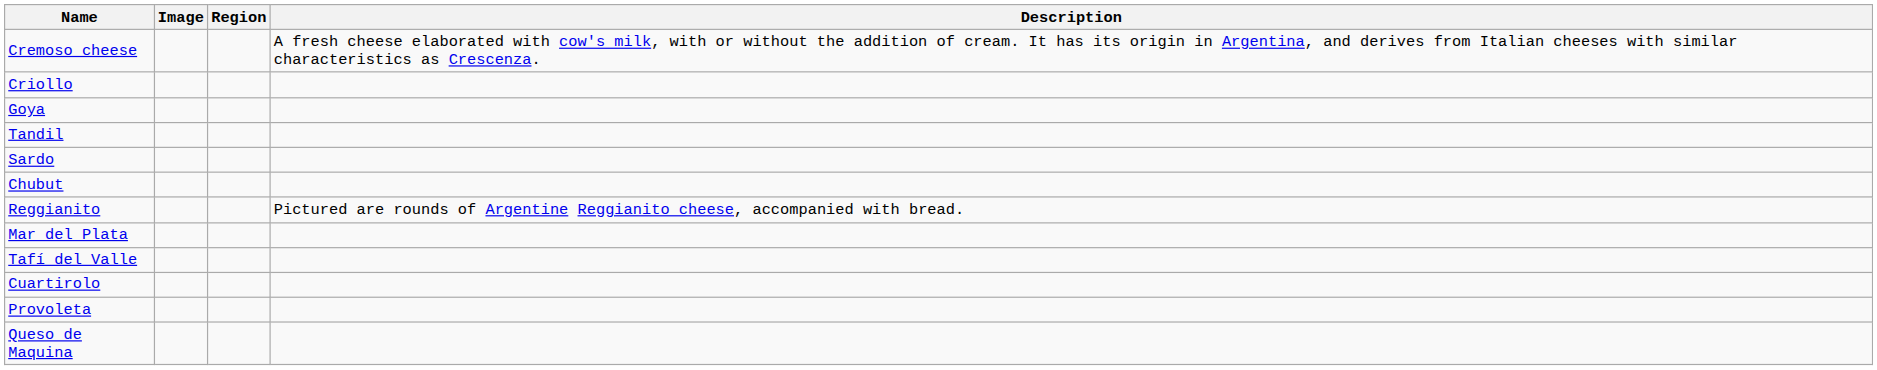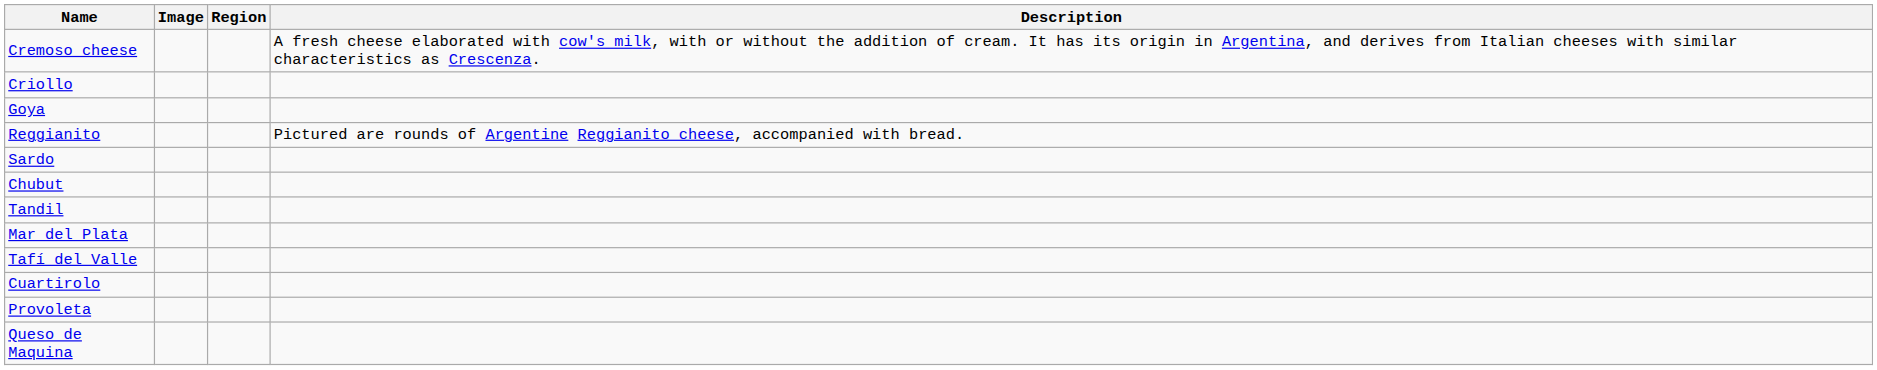rows swapped: (54, 210) <-> (36, 135)
